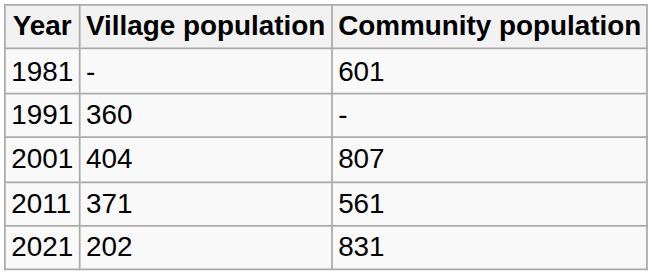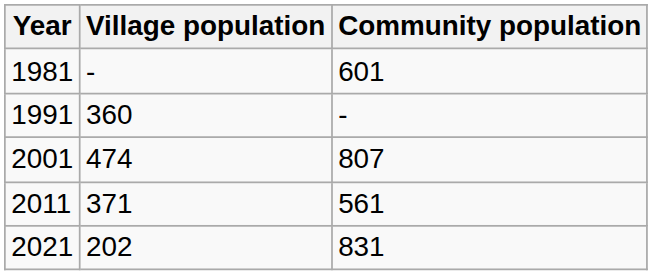(109, 159) 404 -> (109, 159) 474
